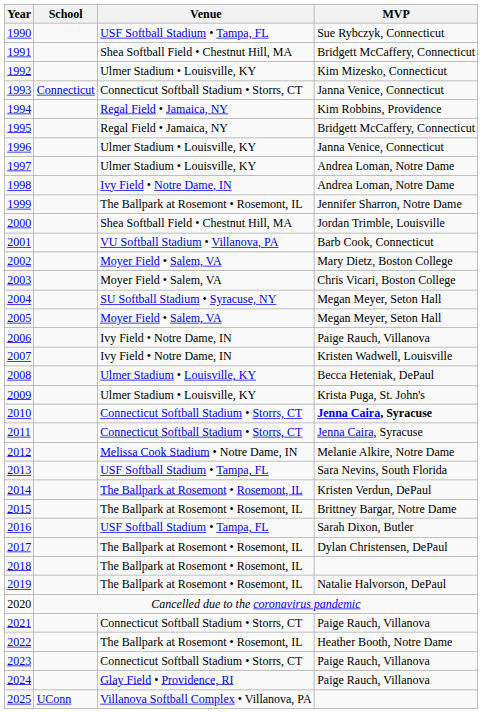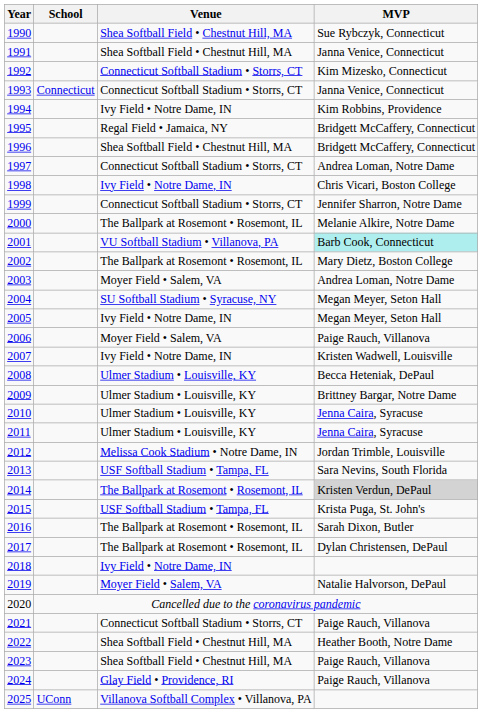(184, 33) USF Softball Stadium • Tampa, FL -> (196, 33) Shea Softball Field • Chestnut Hill, MA
(396, 52) Bridgett McCaffery, Connecticut -> (381, 52) Janna Venice, Connecticut
(178, 71) Ulmer Stadium • Louisville, KY -> (201, 71) Connecticut Softball Stadium • Storrs, CT
(164, 109) Regal Field • Jamaica, NY -> (166, 109) Ivy Field • Notre Dame, IN
(178, 147) Ulmer Stadium • Louisville, KY -> (196, 147) Shea Softball Field • Chestnut Hill, MA
(381, 147) Janna Venice, Connecticut -> (396, 147) Bridgett McCaffery, Connecticut
(178, 166) Ulmer Stadium • Louisville, KY -> (201, 166) Connecticut Softball Stadium • Storrs, CT
(386, 185) Andrea Loman, Notre Dame -> (386, 185) Chris Vicari, Boston College
(201, 204) The Ballpark at Rosemont • Rosemont, IL -> (201, 204) Connecticut Softball Stadium • Storrs, CT
(196, 223) Shea Softball Field • Chestnut Hill, MA -> (201, 223) The Ballpark at Rosemont • Rosemont, IL
(381, 223) Jordan Trimble, Louisville -> (386, 223) Melanie Alkire, Notre Dame
(375, 242) no background -> (375, 242) paleturquoise background
(161, 261) Moyer Field • Salem, VA -> (201, 261) The Ballpark at Rosemont • Rosemont, IL
(386, 280) Chris Vicari, Boston College -> (386, 280) Andrea Loman, Notre Dame
(161, 318) Moyer Field • Salem, VA -> (166, 318) Ivy Field • Notre Dame, IN
(166, 337) Ivy Field • Notre Dame, IN -> (161, 337) Moyer Field • Salem, VA
(371, 394) Krista Puga, St. John's -> (387, 394) Brittney Bargar, Notre Dame
(201, 413) Connecticut Softball Stadium • Storrs, CT -> (178, 413) Ulmer Stadium • Louisville, KY
(375, 413) bold -> (370, 413) normal
(201, 432) Connecticut Softball Stadium • Storrs, CT -> (178, 432) Ulmer Stadium • Louisville, KY
(386, 451) Melanie Alkire, Notre Dame -> (381, 451) Jordan Trimble, Louisville
(374, 489) no background -> (374, 489) lightgrey background
(201, 508) The Ballpark at Rosemont • Rosemont, IL -> (184, 508) USF Softball Stadium • Tampa, FL
(387, 508) Brittney Bargar, Notre Dame -> (371, 508) Krista Puga, St. John's
(184, 527) USF Softball Stadium • Tampa, FL -> (201, 527) The Ballpark at Rosemont • Rosemont, IL
(201, 565) The Ballpark at Rosemont • Rosemont, IL -> (166, 565) Ivy Field • Notre Dame, IN
(201, 584) The Ballpark at Rosemont • Rosemont, IL -> (161, 584) Moyer Field • Salem, VA
(201, 642) The Ballpark at Rosemont • Rosemont, IL -> (196, 642) Shea Softball Field • Chestnut Hill, MA
(201, 661) Connecticut Softball Stadium • Storrs, CT -> (196, 661) Shea Softball Field • Chestnut Hill, MA
